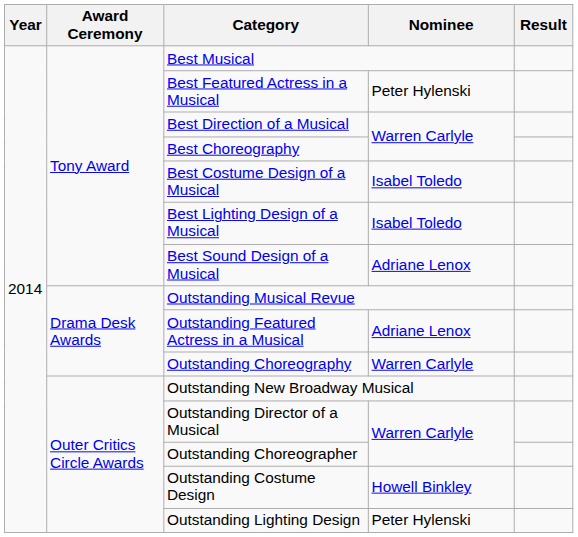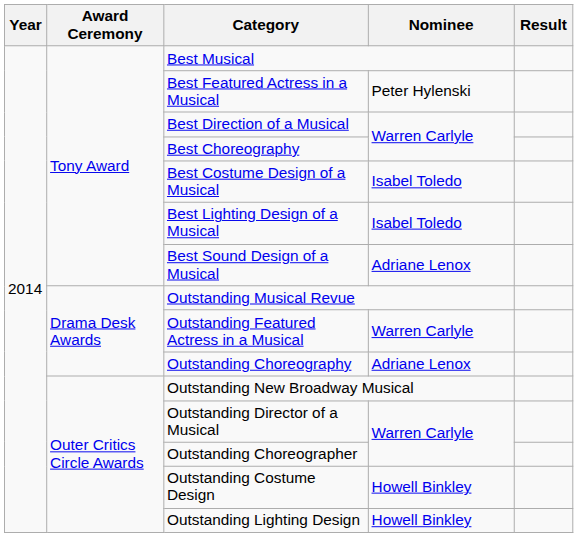(421, 330) Adriane Lenox -> (422, 330) Warren Carlyle
(422, 363) Warren Carlyle -> (421, 363) Adriane Lenox
(421, 520) Peter Hylenski -> (421, 520) Howell Binkley
